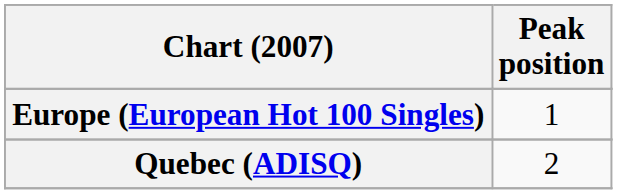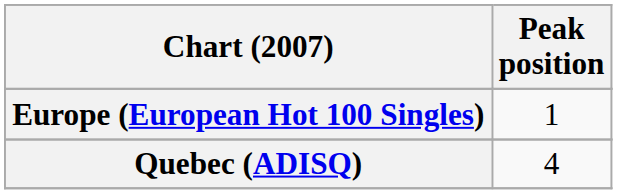(552, 163) 2 -> (552, 163) 4
